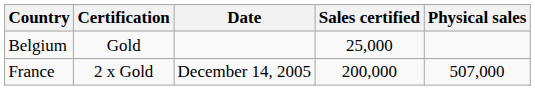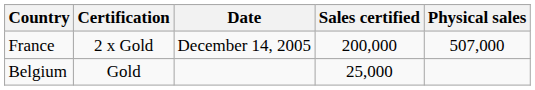rows swapped: (38, 44) <-> (32, 71)
